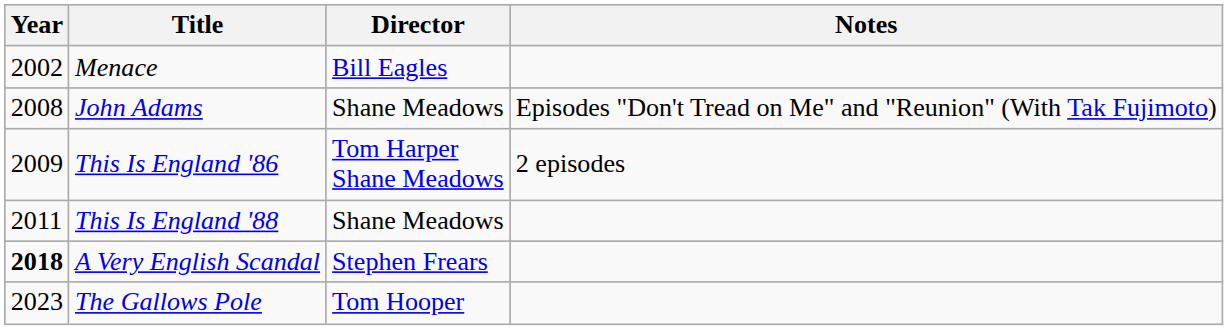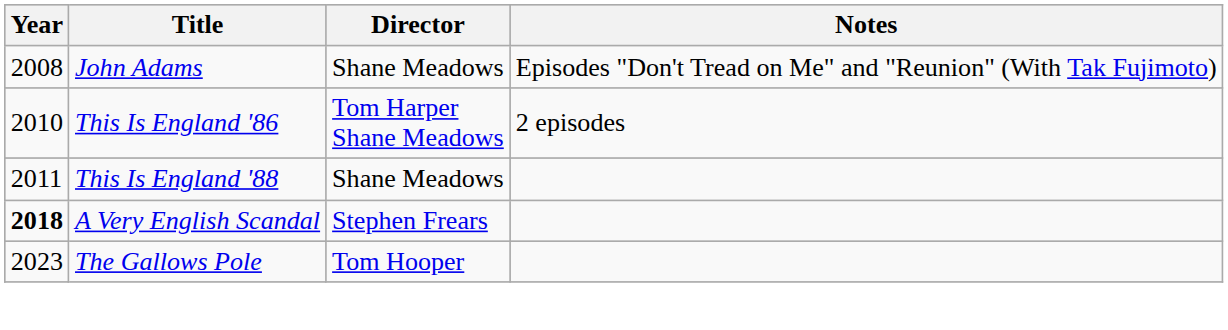- row: (116, 66)
(37, 163) 2009 -> (37, 122) 2010
